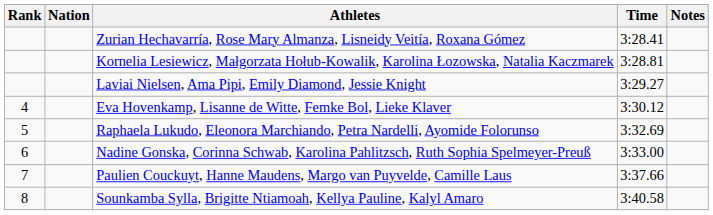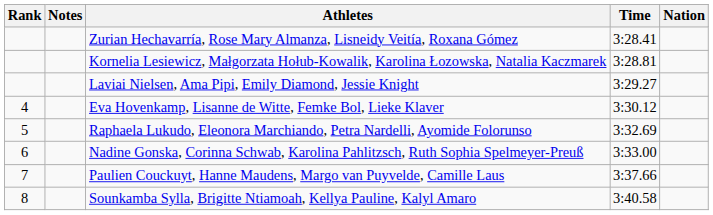columns swapped: (69, 15) <-> (688, 15)
